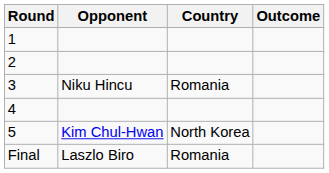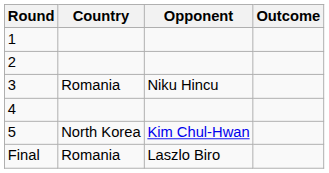columns swapped: (112, 16) <-> (210, 16)
